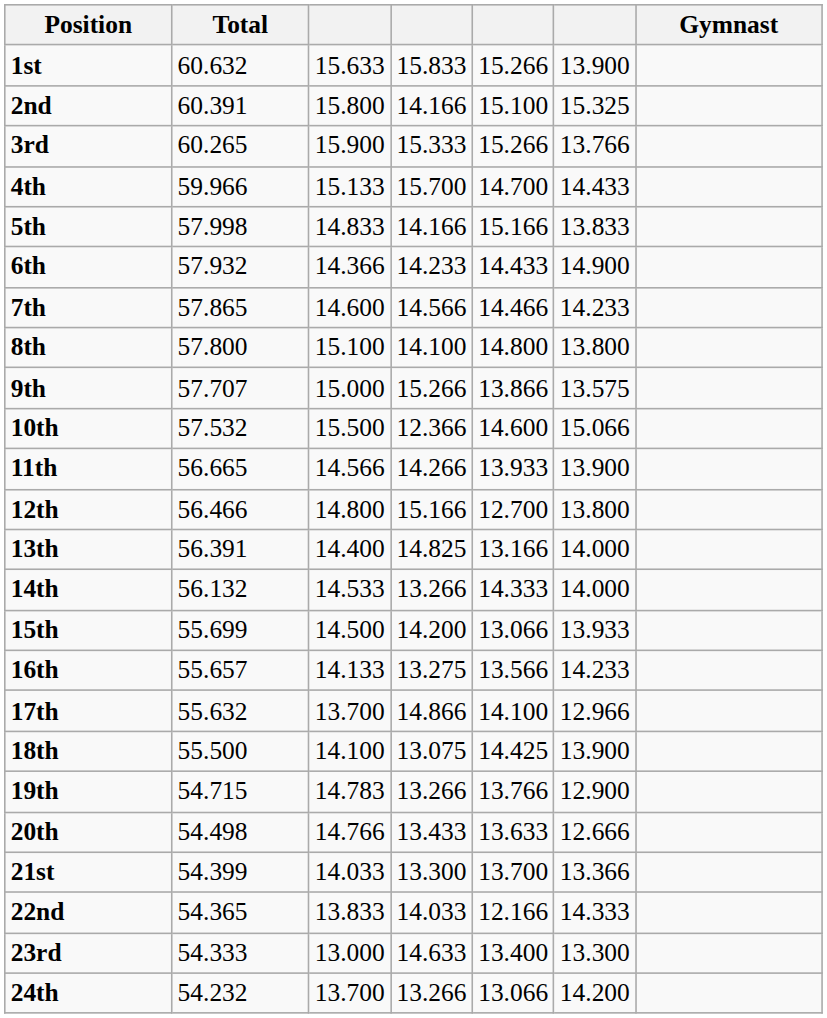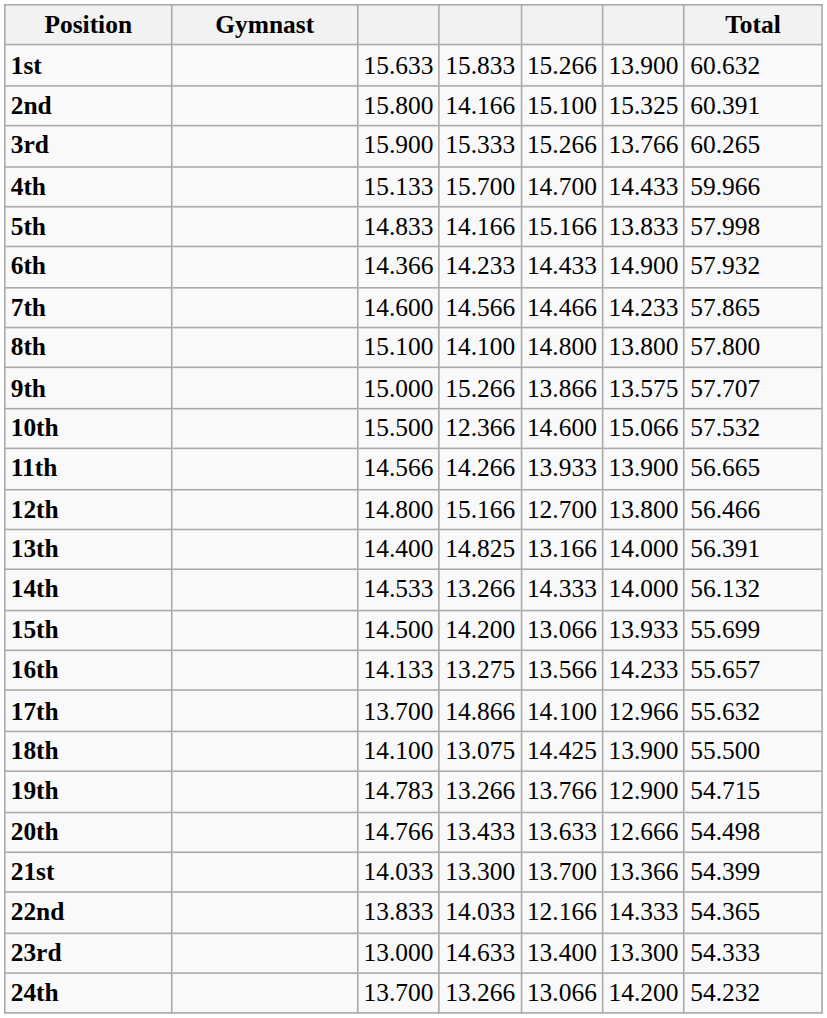columns swapped: (729, 24) <-> (240, 24)
